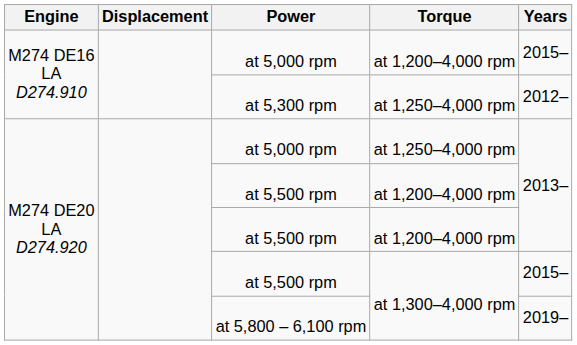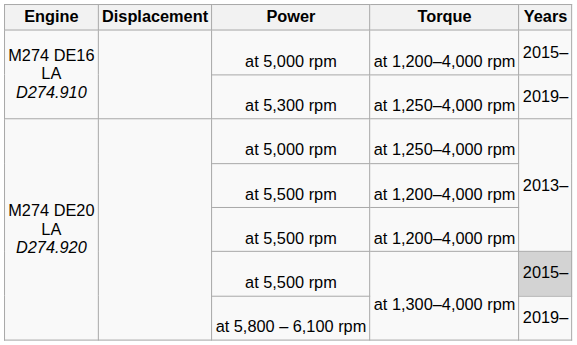(546, 96) 2012– -> (546, 96) 2019–
(546, 273) no background -> (546, 273) lightgrey background
